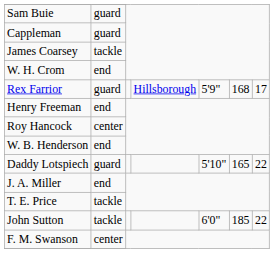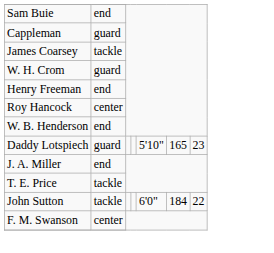(107, 13) guard -> (102, 13) end
(102, 70) end -> (107, 70) guard
- row: (35, 88)
(261, 164) 22 -> (198, 145) 23
(241, 220) 185 -> (178, 201) 184
